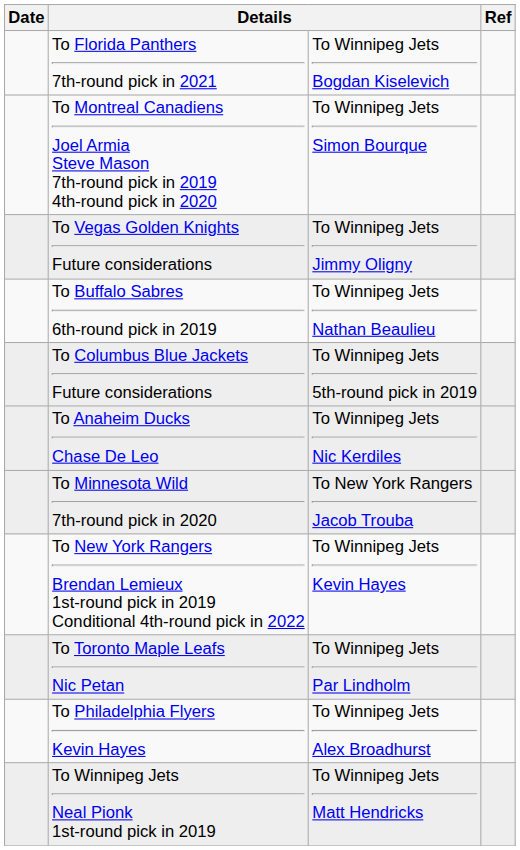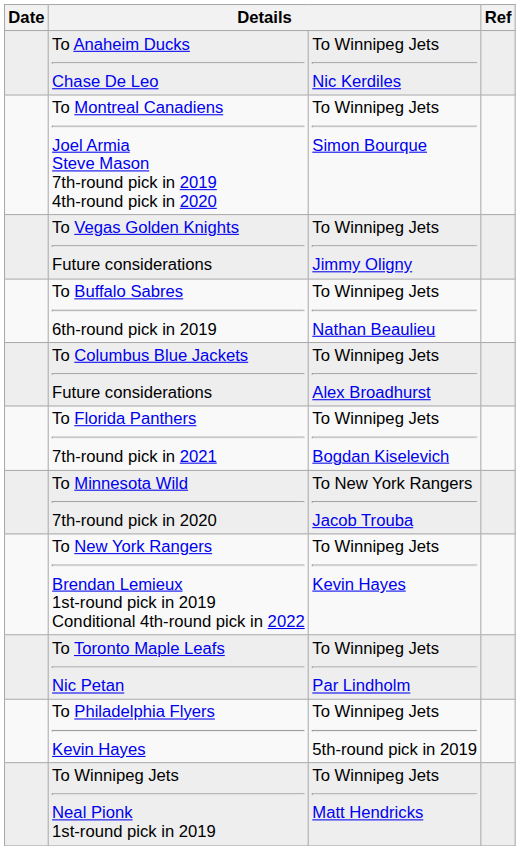rows swapped: (178, 438) <-> (178, 62)
(395, 374) To Winnipeg Jets 5th-round pick in 2019 -> (395, 374) To Winnipeg Jets Alex Broadhurst
(395, 730) To Winnipeg Jets Alex Broadhurst -> (395, 730) To Winnipeg Jets 5th-round pick in 2019
